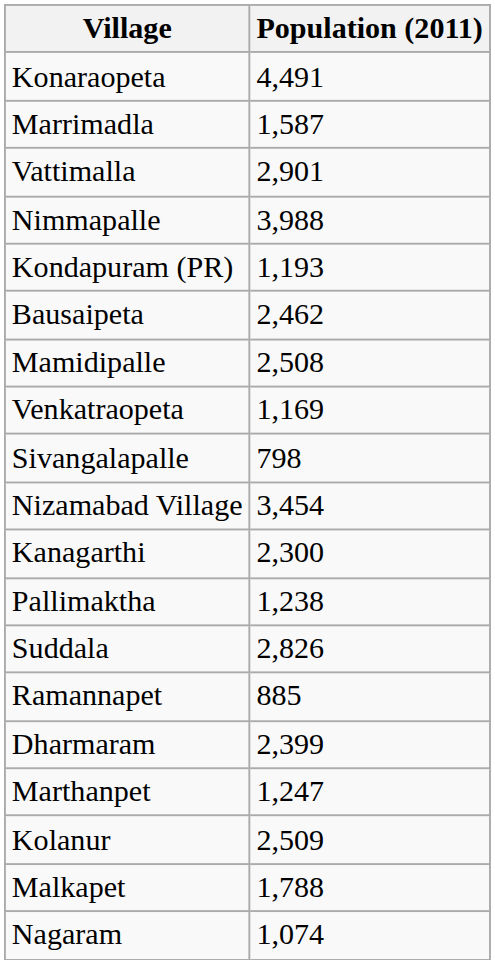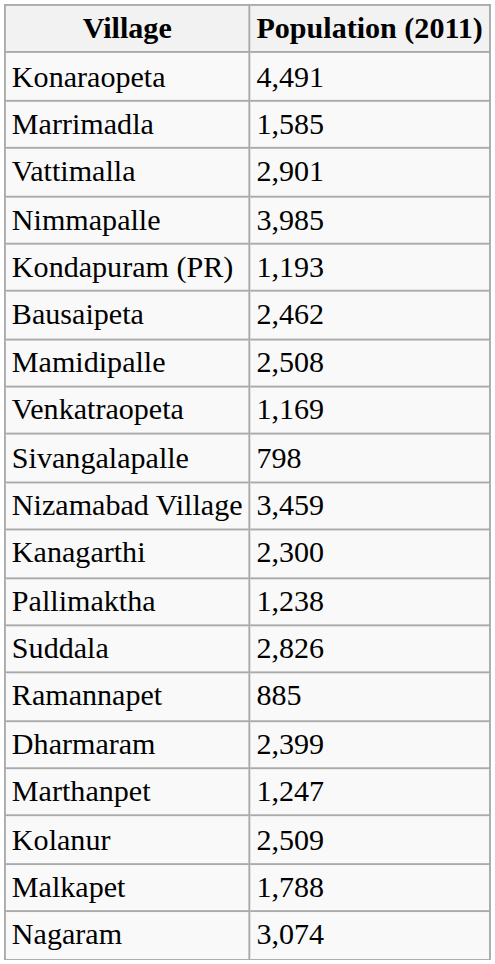(290, 123) 1,587 -> (290, 123) 1,585
(290, 219) 3,988 -> (290, 219) 3,985
(290, 505) 3,454 -> (290, 505) 3,459
(290, 934) 1,074 -> (290, 934) 3,074
